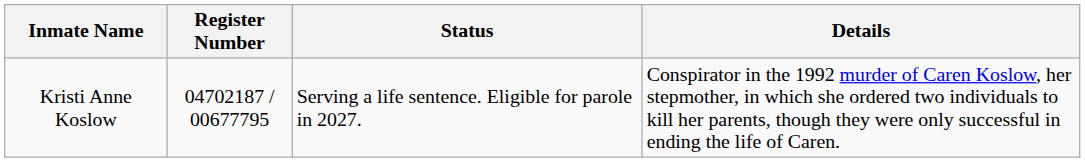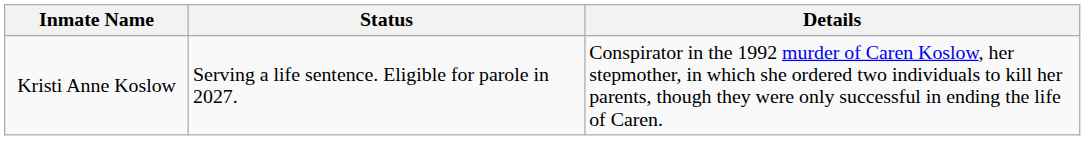- column: (230, 31)
